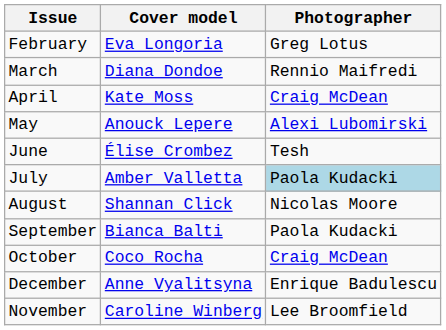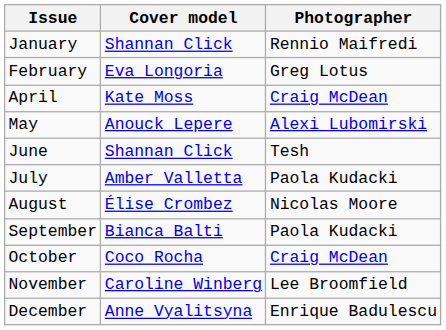+ row: (43, 45)
- row: (33, 71)
(169, 151) Élise Crombez -> (169, 151) Shannan Click
(334, 178) lightblue background -> (334, 178) no background
(169, 205) Shannan Click -> (169, 205) Élise Crombez
rows swapped: (48, 312) <-> (48, 285)
